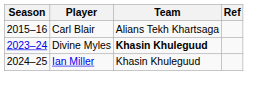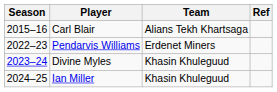+ row: (96, 45)
(162, 45) bold -> (187, 62) normal
